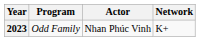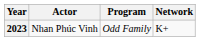columns swapped: (118, 12) <-> (56, 12)
